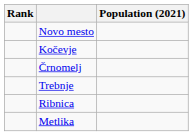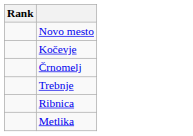- column: (142, 13)
